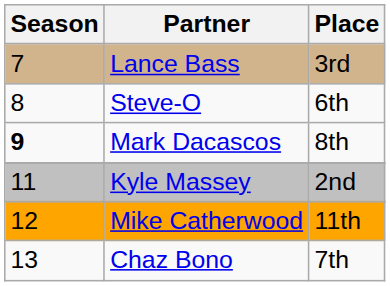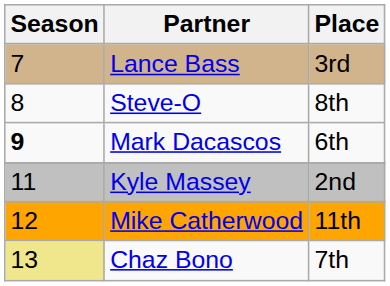(332, 102) 6th -> (332, 102) 8th
(332, 142) 8th -> (332, 142) 6th
(24, 260) no background -> (24, 260) khaki background
